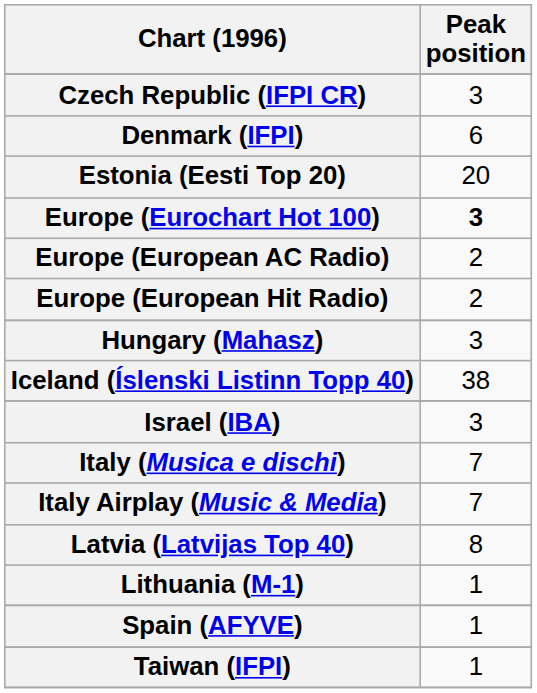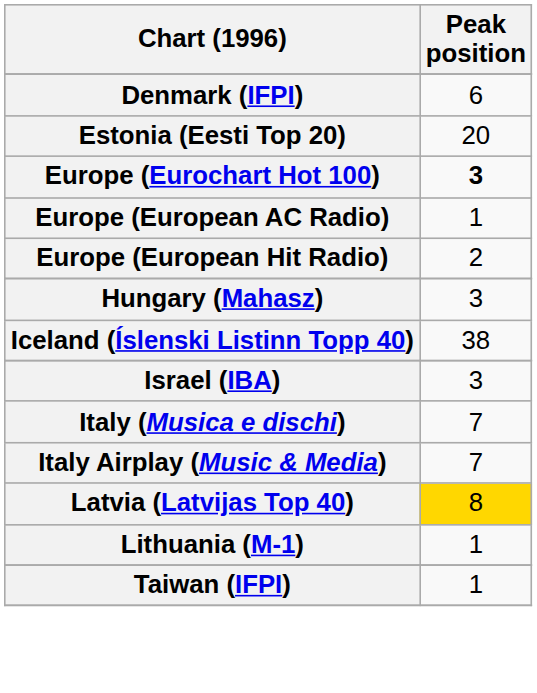- row: (212, 94)
(476, 258) 2 -> (476, 217) 1
(476, 544) no background -> (476, 503) gold background
- row: (212, 625)
